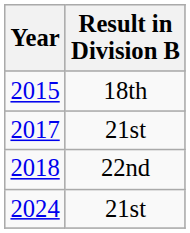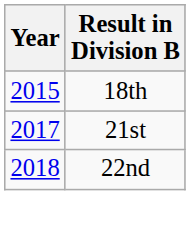- row: (35, 208)
